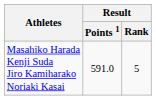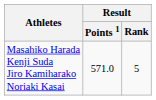(102, 68) 591.0 -> (102, 68) 571.0
